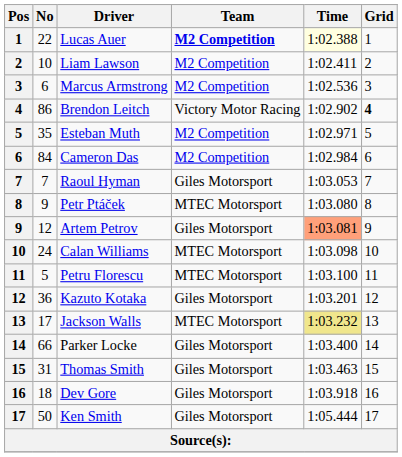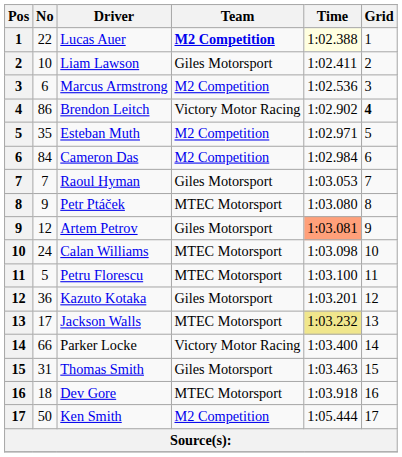(222, 62) M2 Competition -> (223, 62) Giles Motorsport
(223, 345) Giles Motorsport -> (237, 345) Victory Motor Racing
(223, 392) Giles Motorsport -> (228, 392) MTEC Motorsport
(223, 416) Giles Motorsport -> (222, 416) M2 Competition
